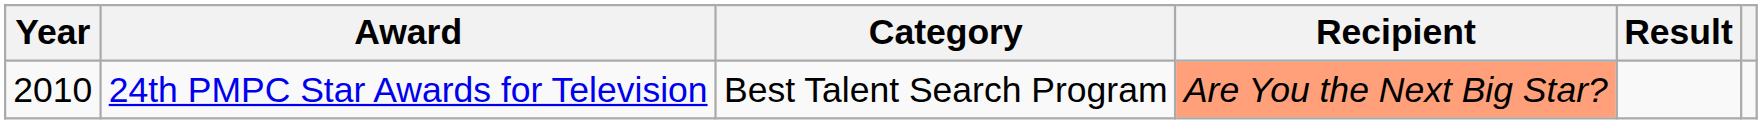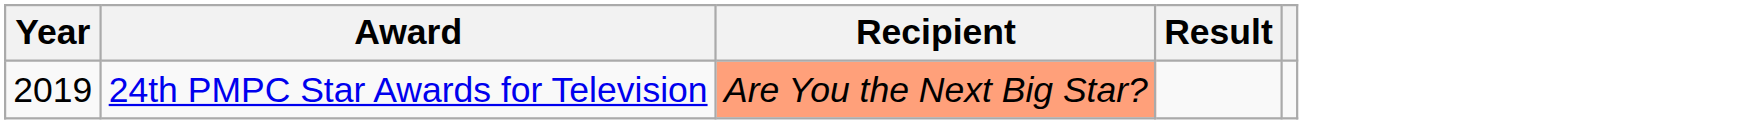- column: (946, 32)
(53, 88) 2010 -> (53, 88) 2019
